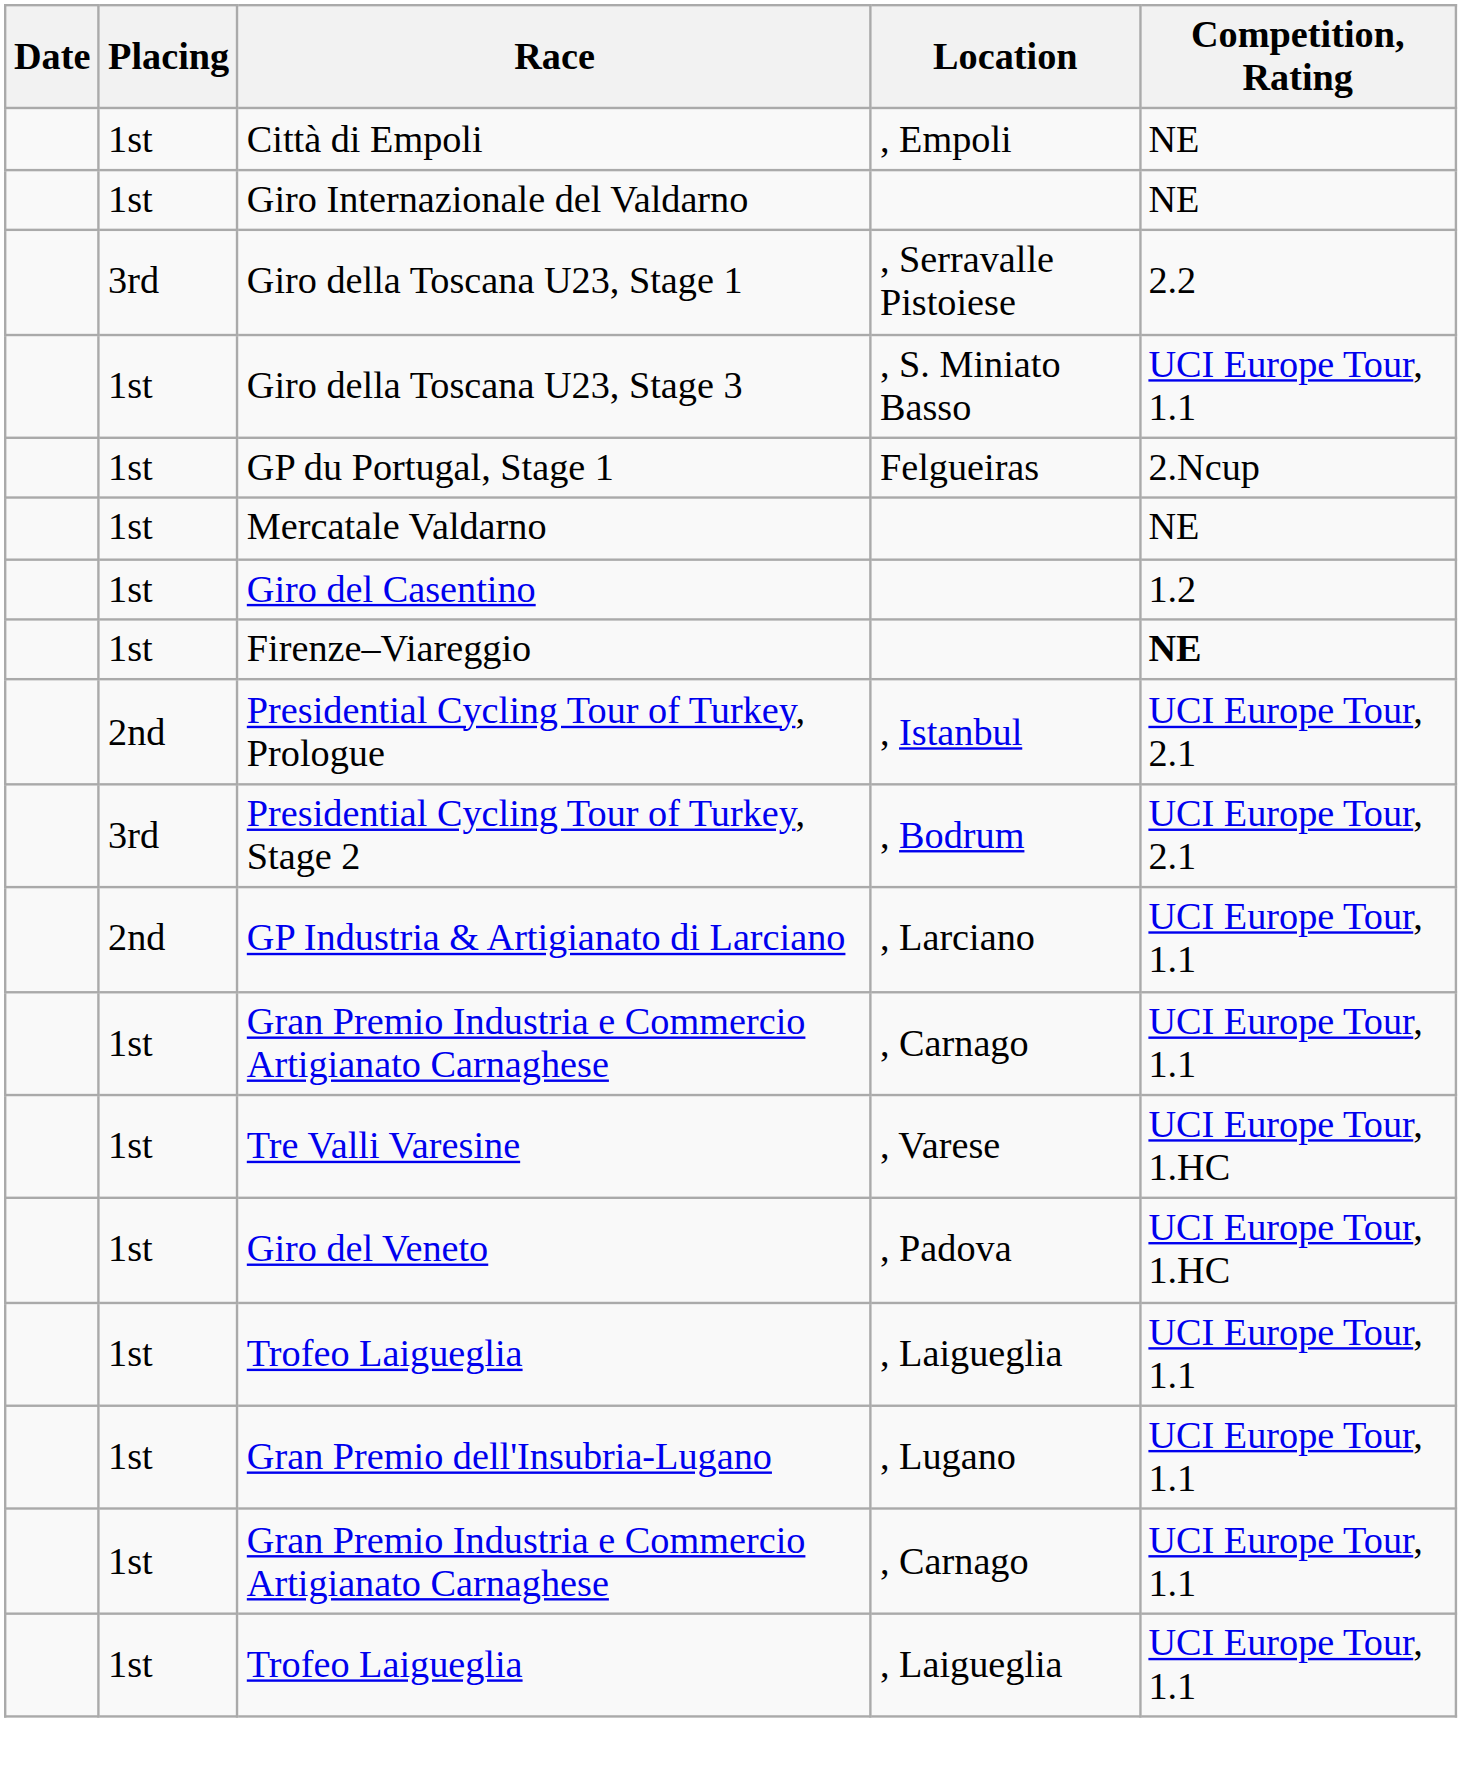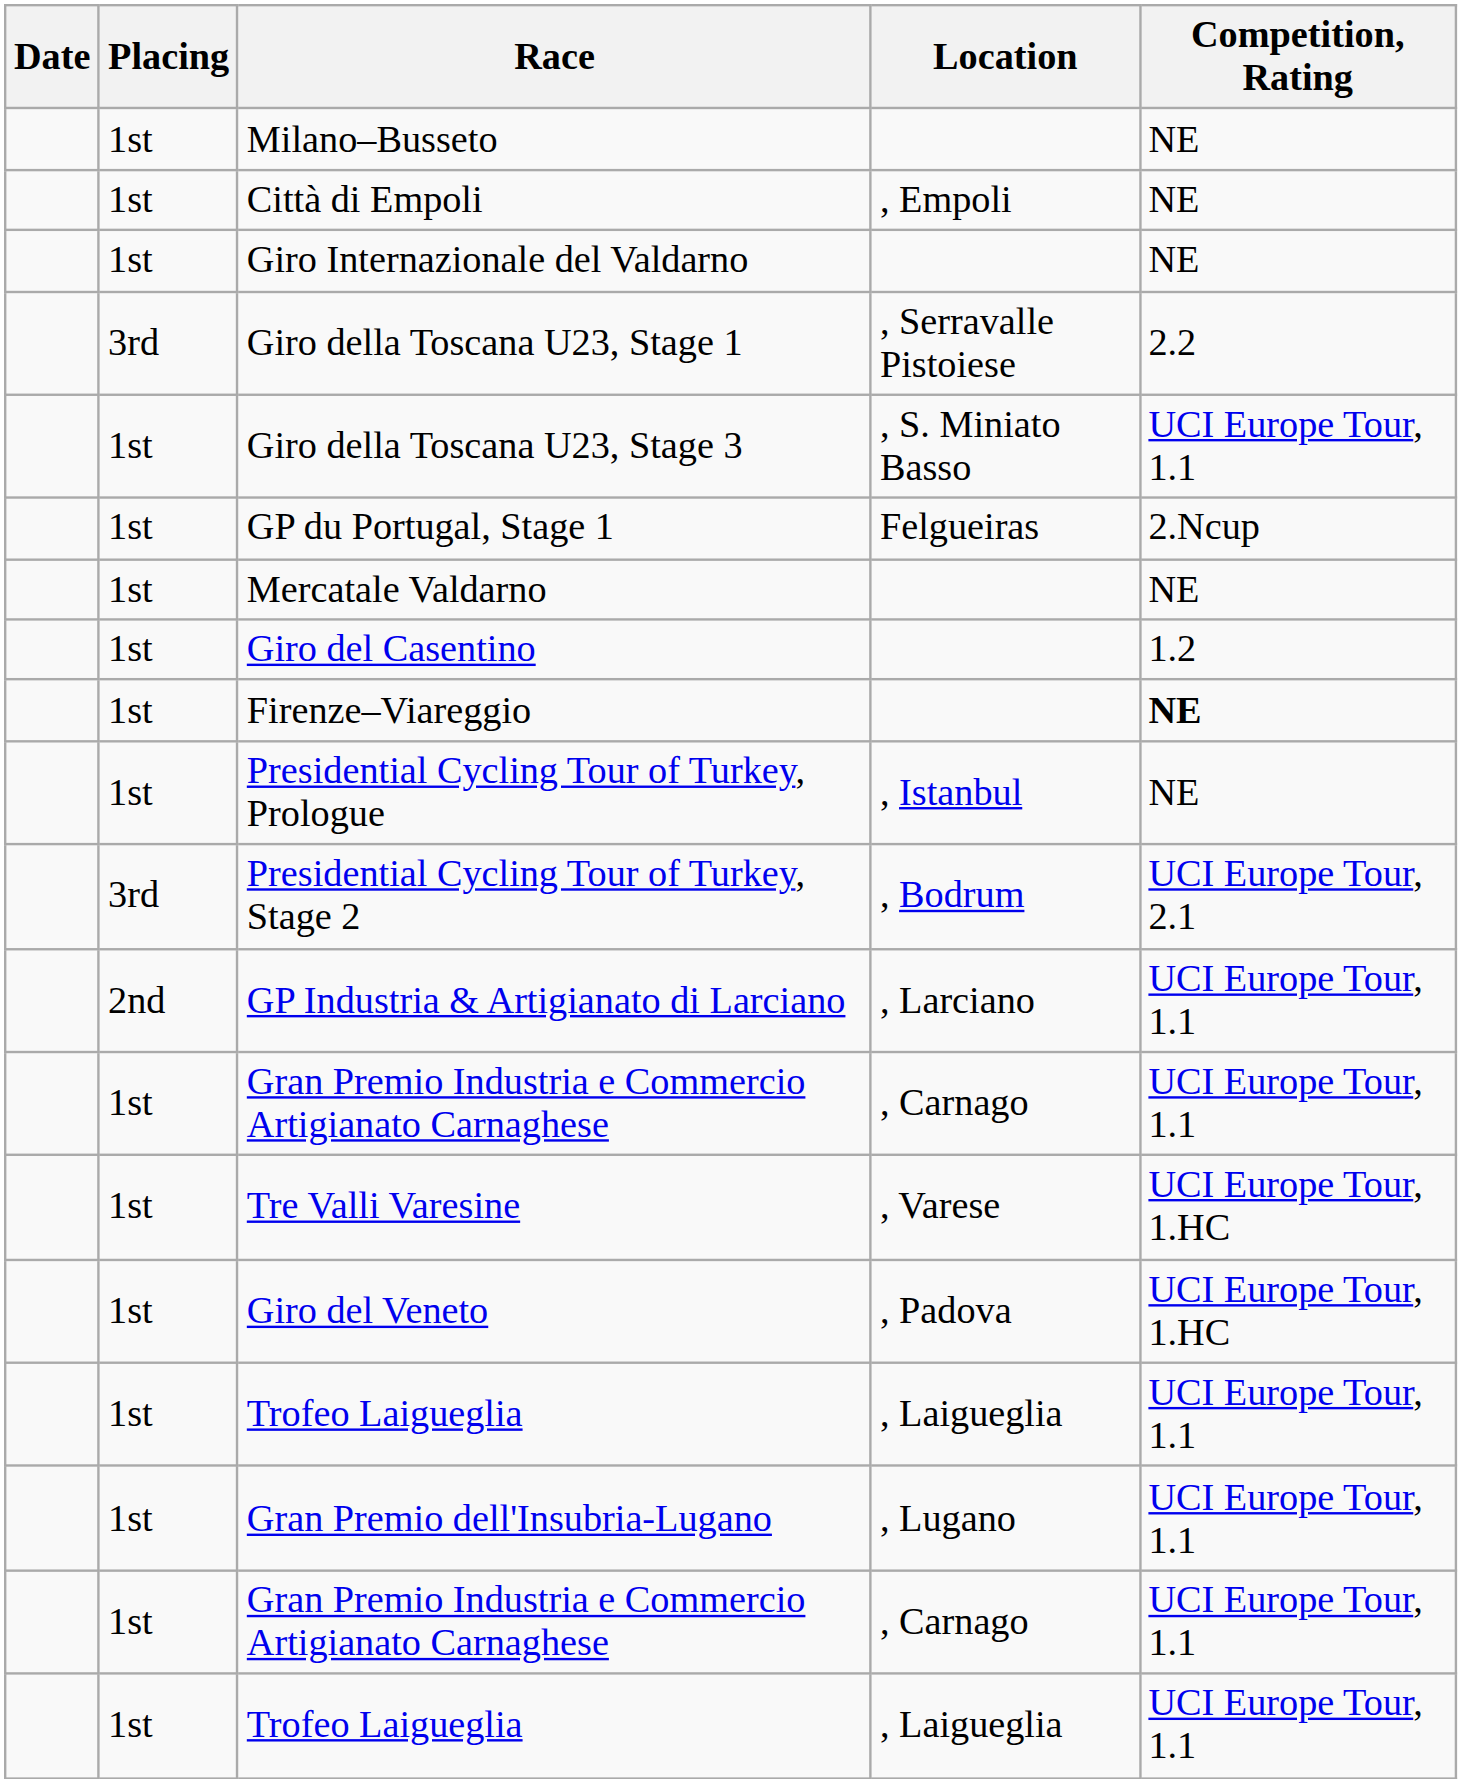+ row: (372, 138)
(137, 731) 2nd -> (130, 791) 1st
(1286, 731) UCI Europe Tour, 2.1 -> (1174, 791) NE
